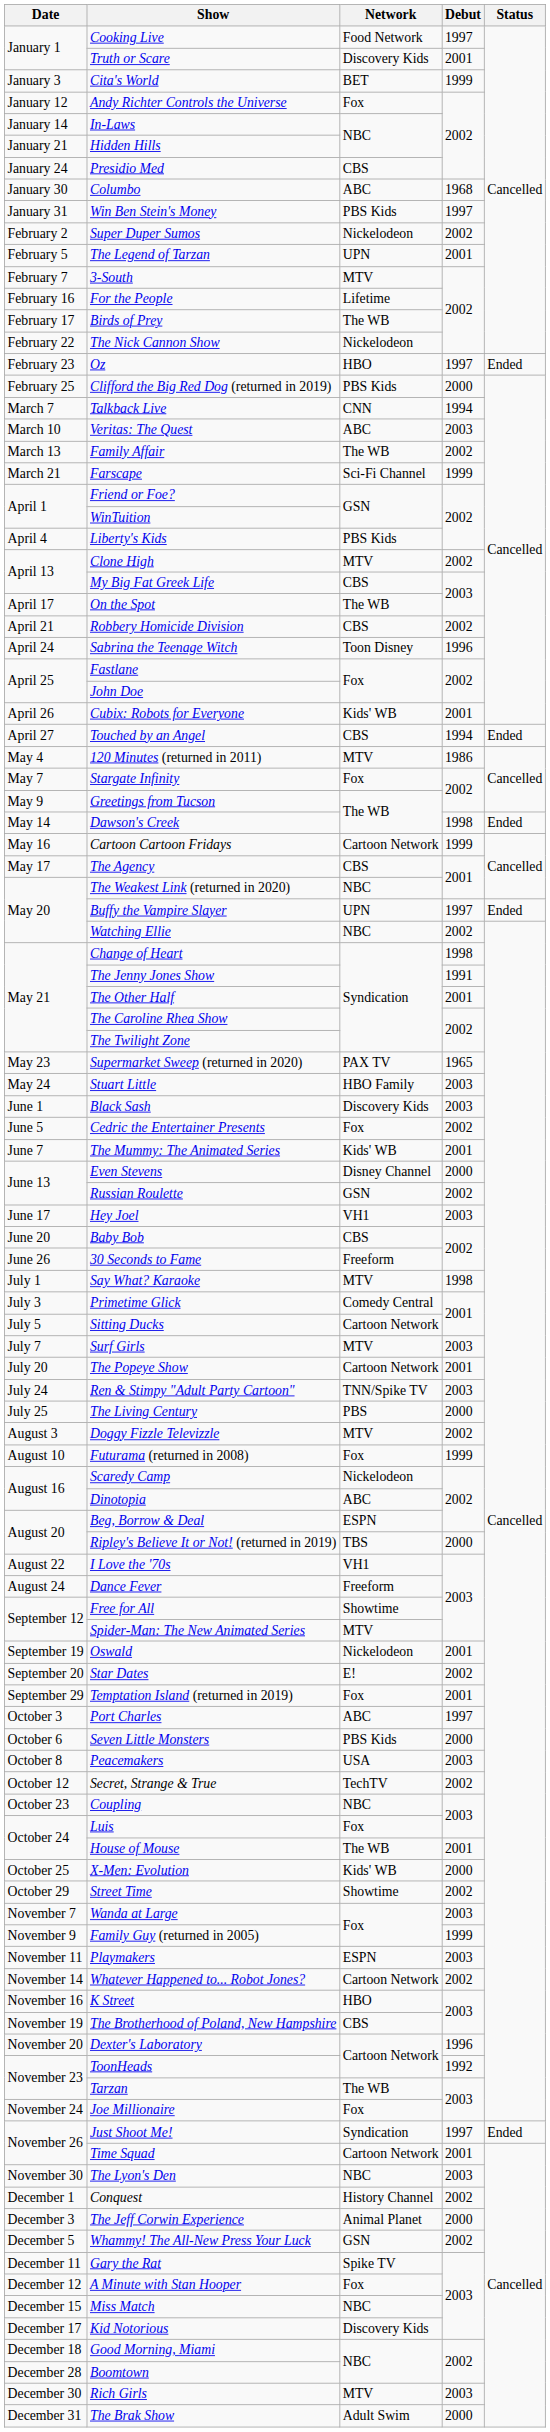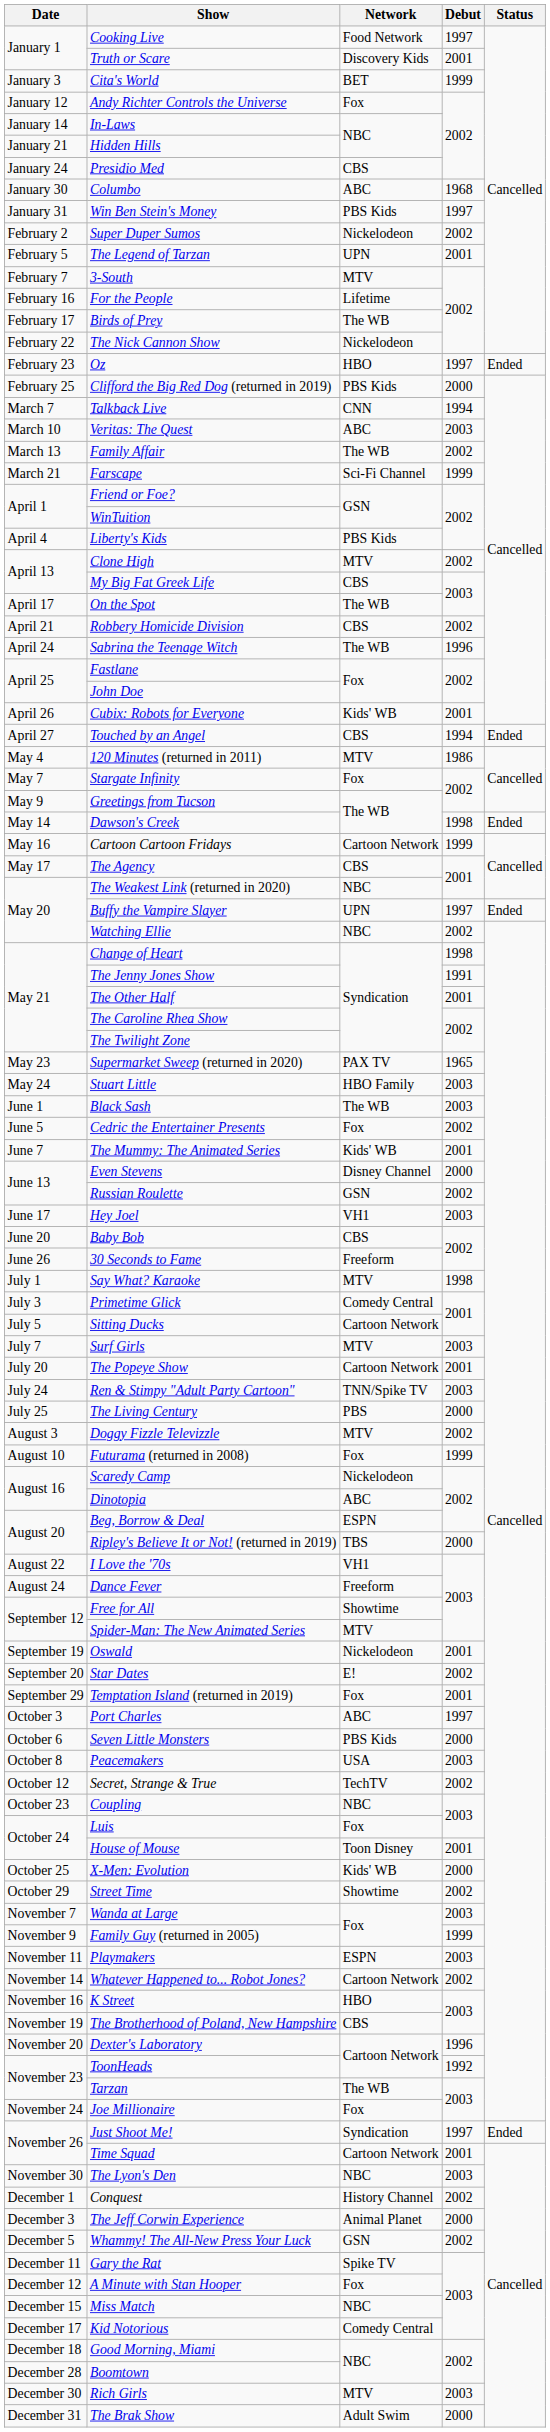(378, 648) Toon Disney -> (366, 648) The WB
(386, 1106) Discovery Kids -> (366, 1106) The WB
(366, 1848) The WB -> (378, 1848) Toon Disney
(386, 2328) Discovery Kids -> (388, 2328) Comedy Central
